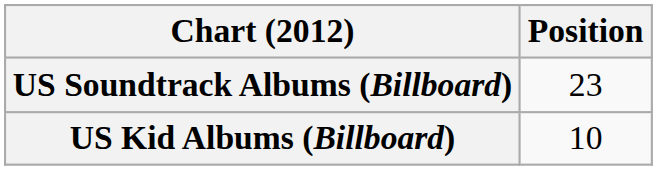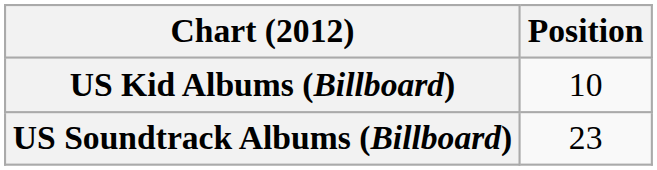rows swapped: (263, 137) <-> (263, 84)
